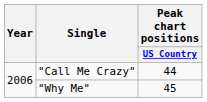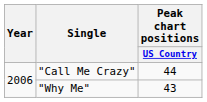(170, 88) 45 -> (170, 88) 43
